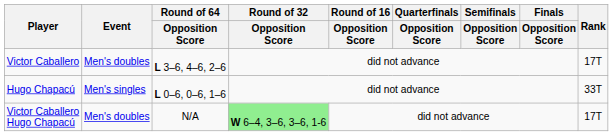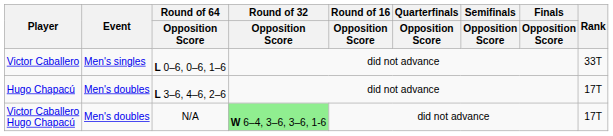(117, 62) Men's doubles -> (115, 62) Men's singles
(190, 68) L 3–6, 4–6, 2–6 -> (190, 68) L 0–6, 0–6, 1–6
(593, 62) 17T -> (593, 62) 33T
(115, 90) Men's singles -> (117, 90) Men's doubles
(190, 95) L 0–6, 0–6, 1–6 -> (190, 95) L 3–6, 4–6, 2–6
(593, 90) 33T -> (593, 90) 17T
